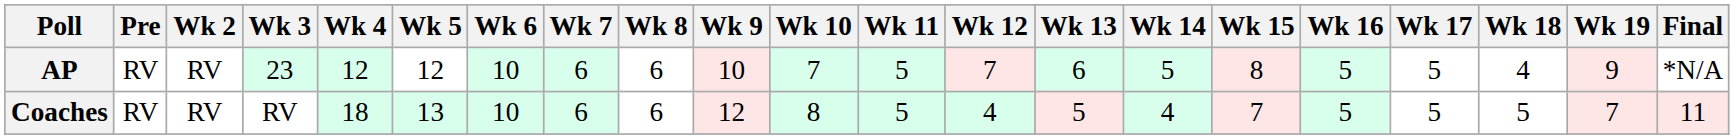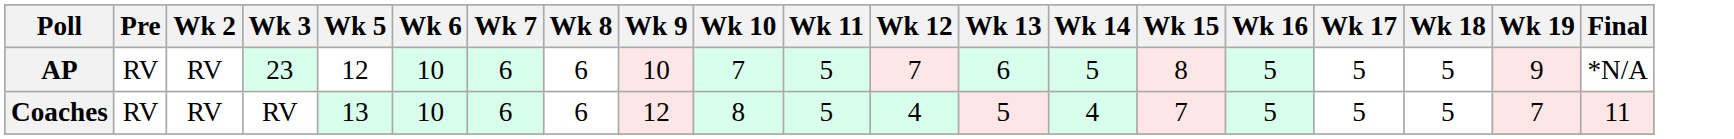- column: (355, 26)
(1523, 69) 4 -> (1448, 69) 5
